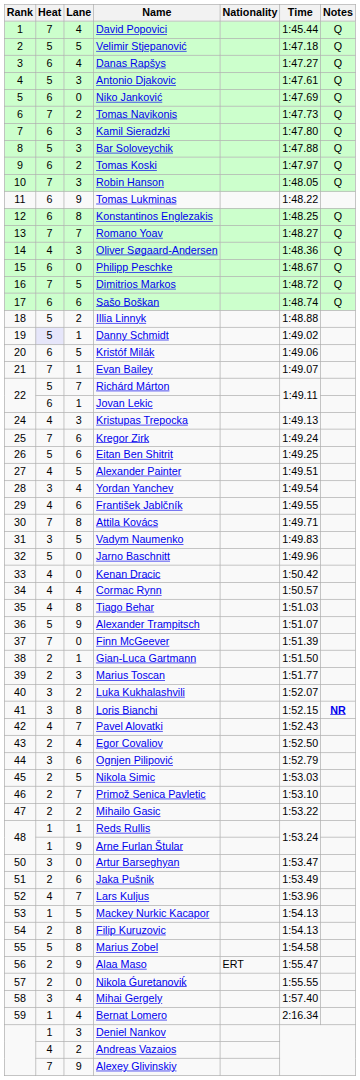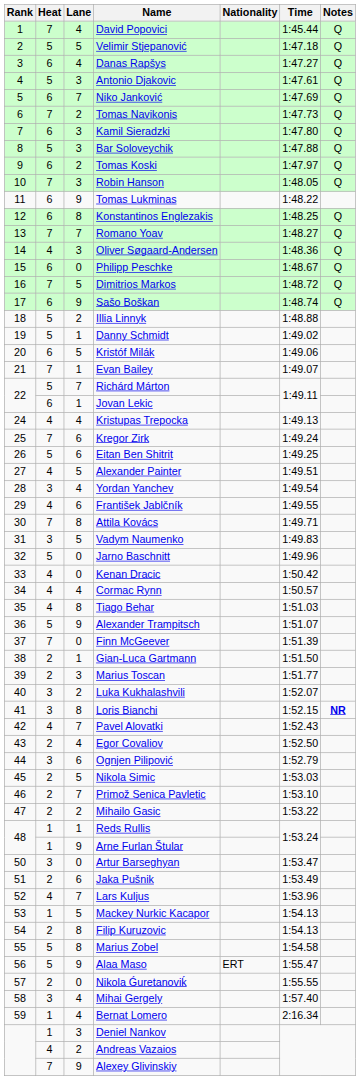(79, 98) 0 -> (79, 98) 7
(79, 302) 6 -> (79, 302) 9
(50, 336) lavender background -> (50, 336) no background
(79, 421) 3 -> (79, 421) 4
(50, 965) 2 -> (50, 965) 5
